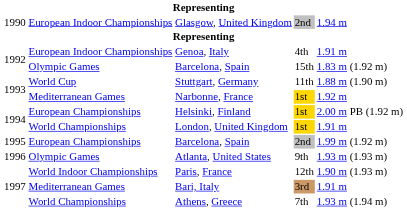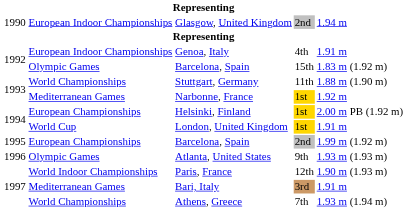(52, 82) World Cup -> (77, 82) World Championships
(77, 127) World Championships -> (52, 127) World Cup
